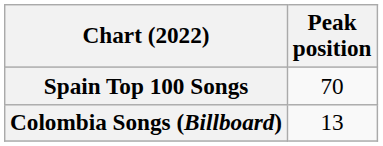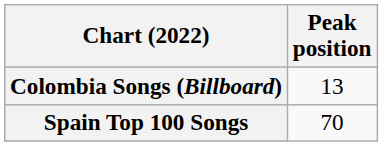rows swapped: (146, 122) <-> (146, 85)
